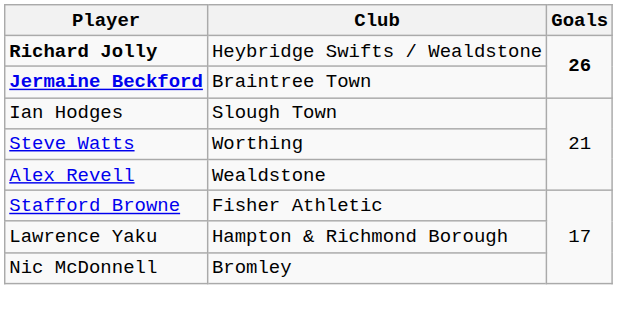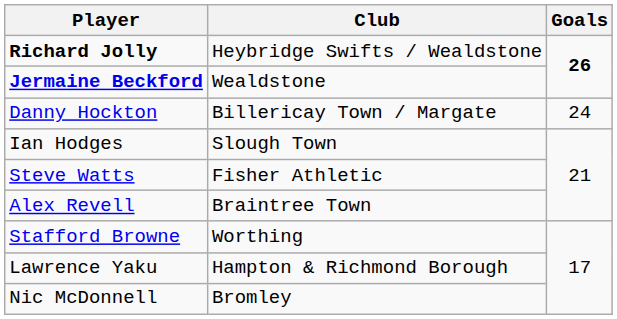(292, 82) Braintree Town -> (269, 82) Wealdstone
+ row: (83, 113)
(257, 144) Worthing -> (297, 175) Fisher Athletic
(269, 175) Wealdstone -> (292, 206) Braintree Town
(297, 206) Fisher Athletic -> (257, 237) Worthing
